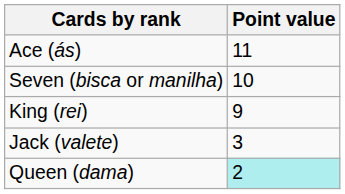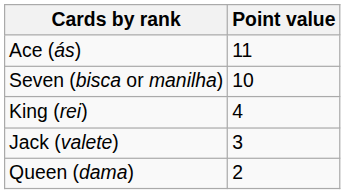(238, 111) 9 -> (238, 111) 4
(238, 173) paleturquoise background -> (238, 173) no background
